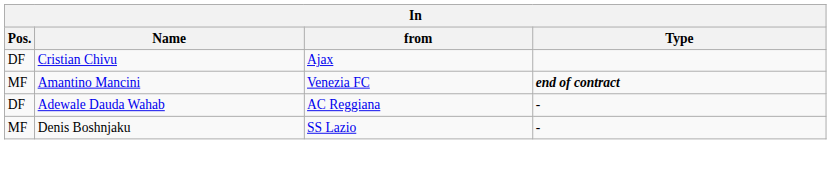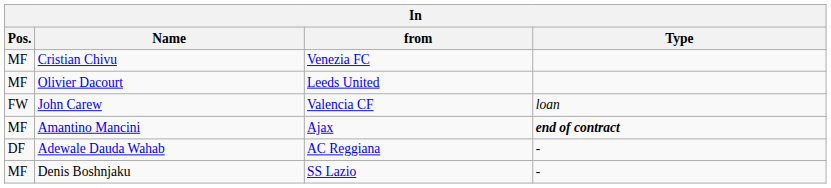(16, 60) DF -> (17, 60) MF
(320, 60) Ajax -> (338, 60) Venezia FC
+ row: (80, 83)
+ row: (70, 105)
(338, 83) Venezia FC -> (320, 127) Ajax
